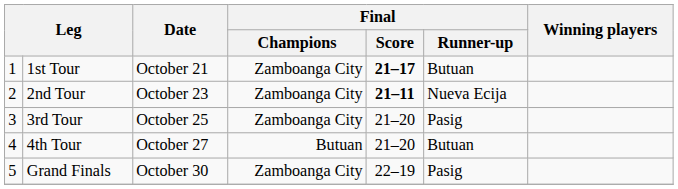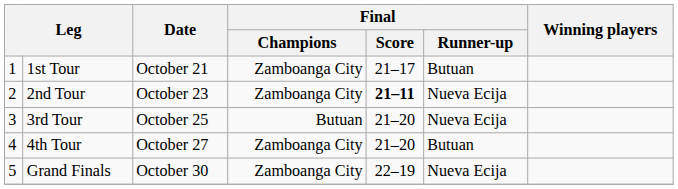(395, 68) bold -> (395, 68) normal
(308, 119) Zamboanga City -> (339, 119) Butuan
(445, 119) Pasig -> (467, 119) Nueva Ecija
(339, 145) Butuan -> (308, 145) Zamboanga City
(445, 171) Pasig -> (467, 171) Nueva Ecija
